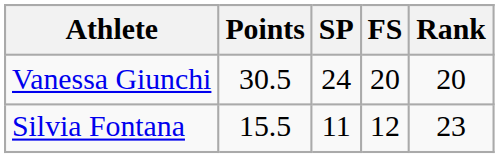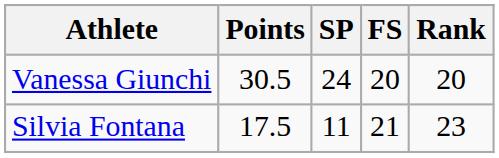(265, 127) 15.5 -> (265, 127) 17.5
(385, 127) 12 -> (385, 127) 21
